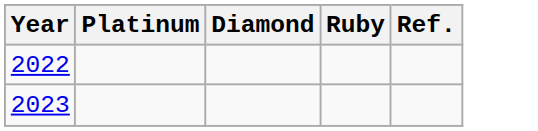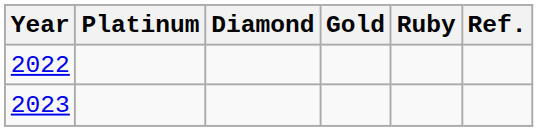+ column: (356, 25)
